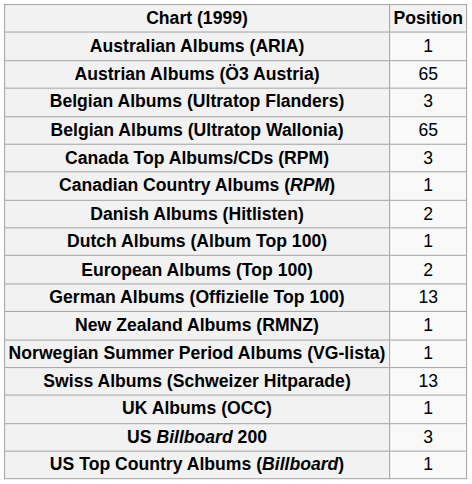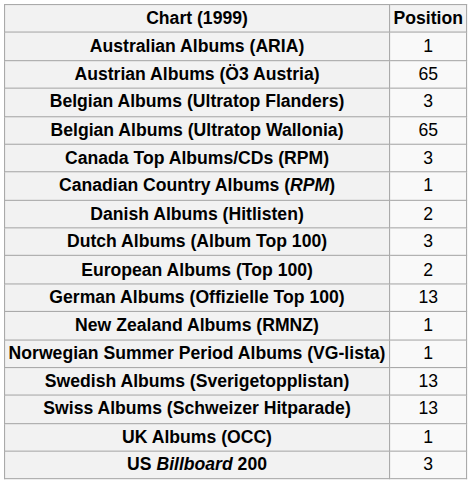(428, 241) 1 -> (428, 241) 3
+ row: (197, 381)
- row: (197, 465)
